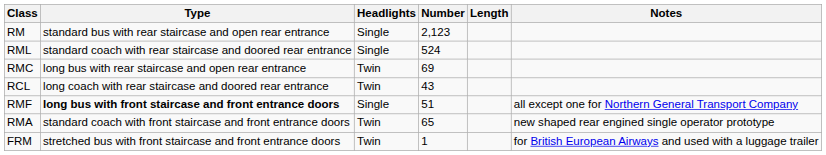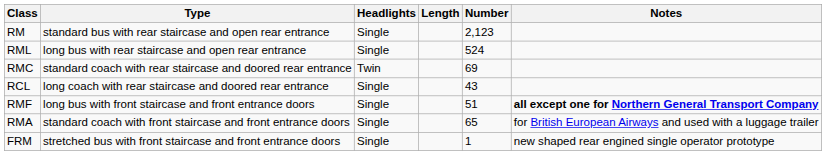columns swapped: (489, 13) <-> (443, 13)
(197, 50) standard coach with rear staircase and doored rear entrance -> (175, 50) long bus with rear staircase and open rear entrance
(175, 68) long bus with rear staircase and open rear entrance -> (197, 68) standard coach with rear staircase and doored rear entrance
(369, 86) Twin -> (373, 86) Single
(191, 104) bold -> (179, 104) normal
(656, 104) normal -> (666, 104) bold
(369, 123) Twin -> (373, 123) Single
(644, 123) new shaped rear engined single operator prototype -> (666, 123) for British European Airways and used with a luggage trailer
(369, 141) Twin -> (373, 141) Single
(666, 141) for British European Airways and used with a luggage trailer -> (644, 141) new shaped rear engined single operator prototype
